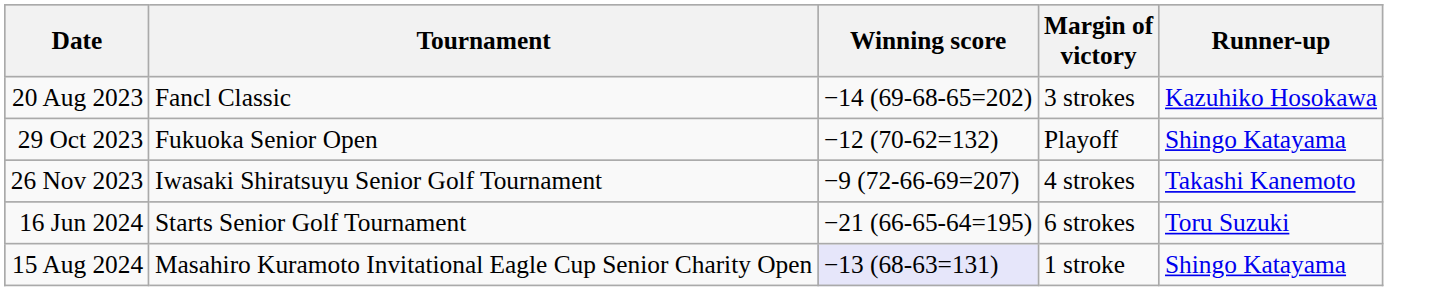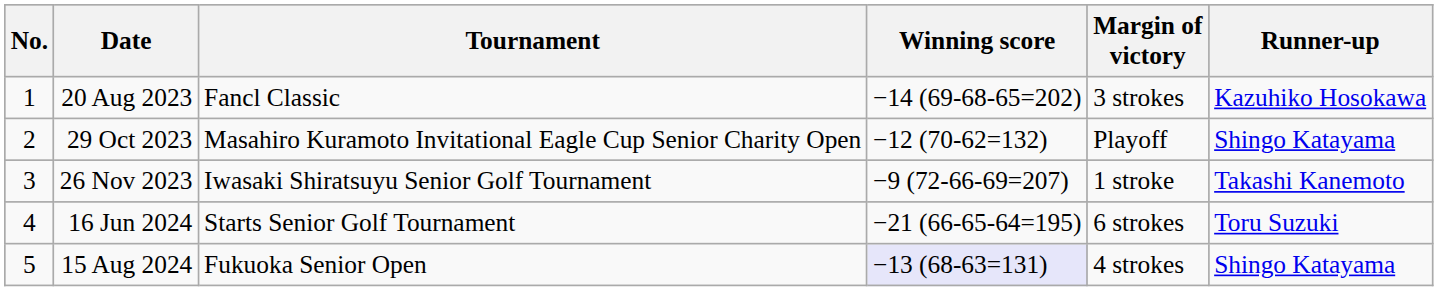+ column: (29, 40)
(266, 139) Fukuoka Senior Open -> (533, 139) Masahiro Kuramoto Invitational Eagle Cup Senior Charity Open
(1089, 181) 4 strokes -> (1134, 181) 1 stroke
(484, 264) Masahiro Kuramoto Invitational Eagle Cup Senior Charity Open -> (315, 264) Fukuoka Senior Open
(1085, 264) 1 stroke -> (1139, 264) 4 strokes
